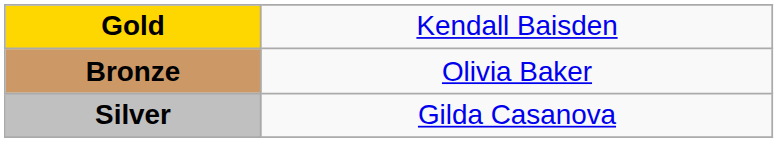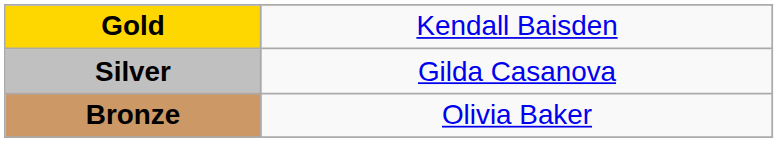rows swapped: (133, 114) <-> (133, 70)
